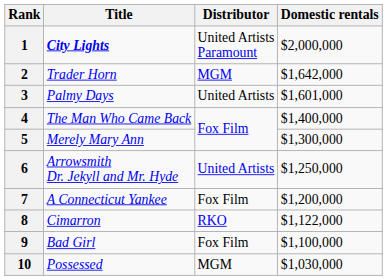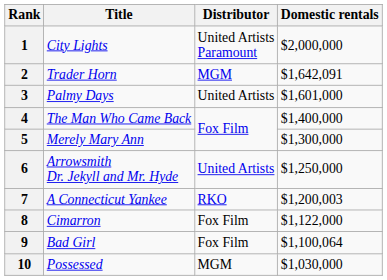(78, 44) bold -> (77, 44) normal
(312, 74) $1,642,000 -> (312, 74) $1,642,091
(223, 199) Fox Film -> (212, 199) RKO
(312, 199) $1,200,000 -> (312, 199) $1,200,003
(212, 220) RKO -> (223, 220) Fox Film
(312, 242) $1,100,000 -> (312, 242) $1,100,064
